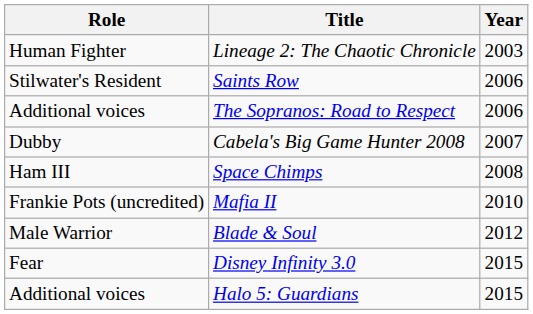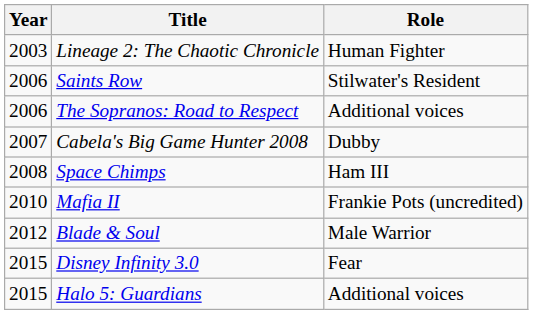columns swapped: (504, 19) <-> (107, 19)
